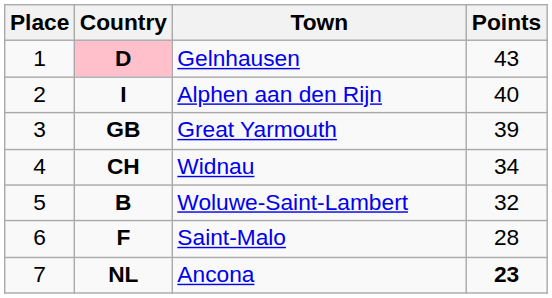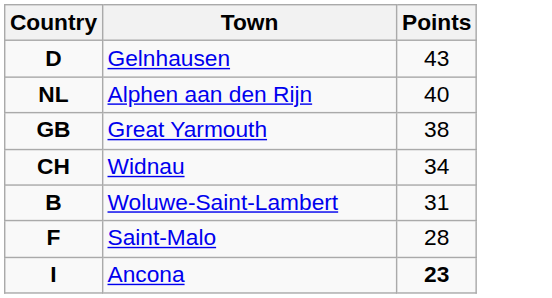- column: (40, 22)
(123, 58) pink background -> (53, 58) no background
(123, 94) I -> (53, 94) NL
(507, 130) 39 -> (437, 130) 38
(507, 202) 32 -> (437, 202) 31
(123, 274) NL -> (53, 274) I
